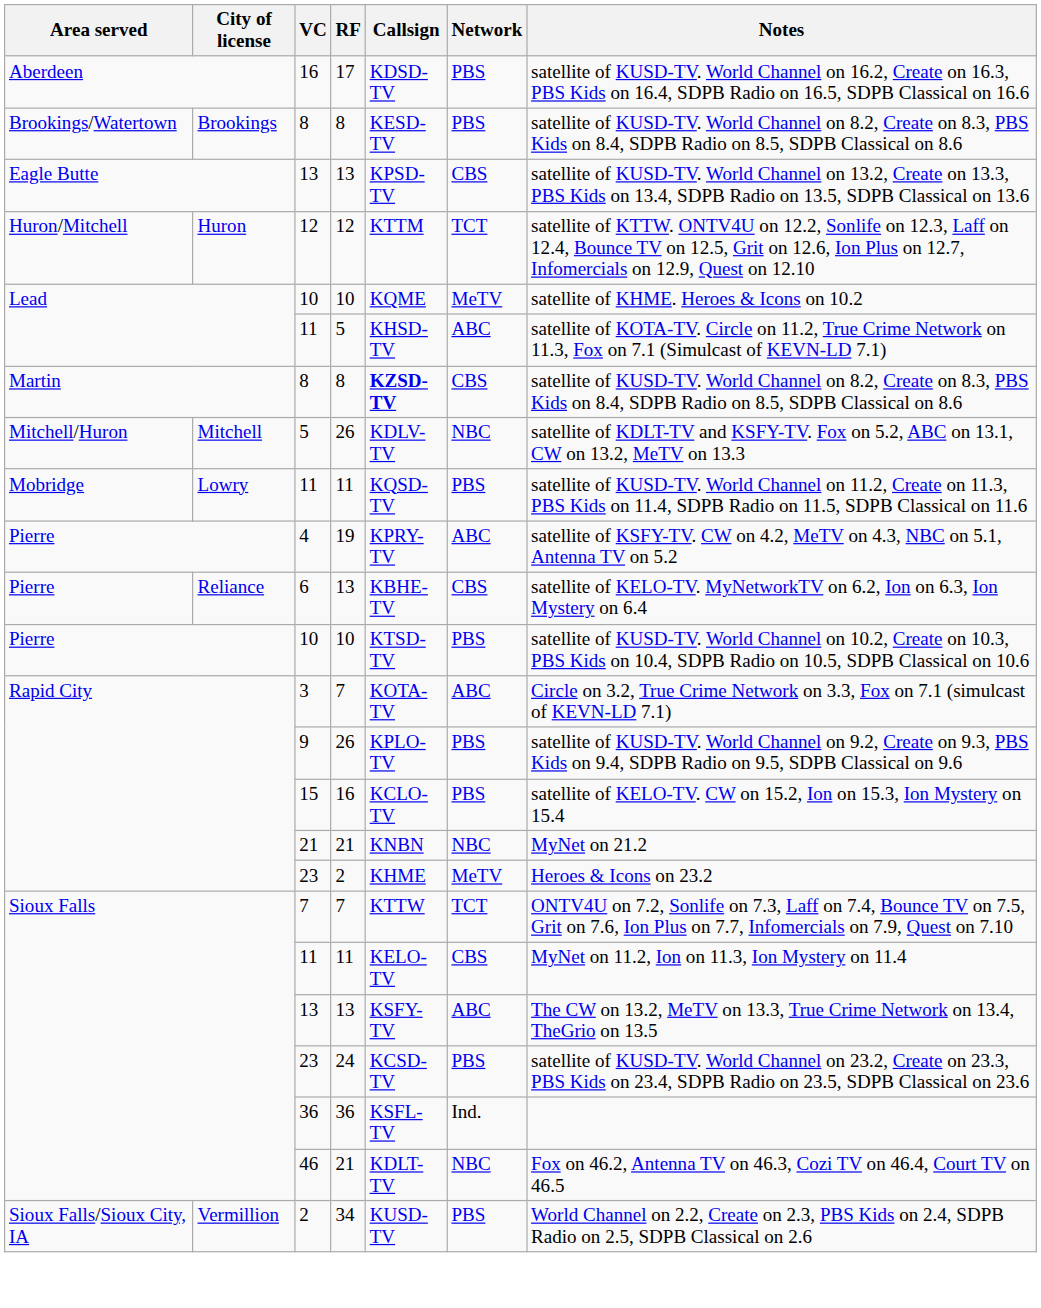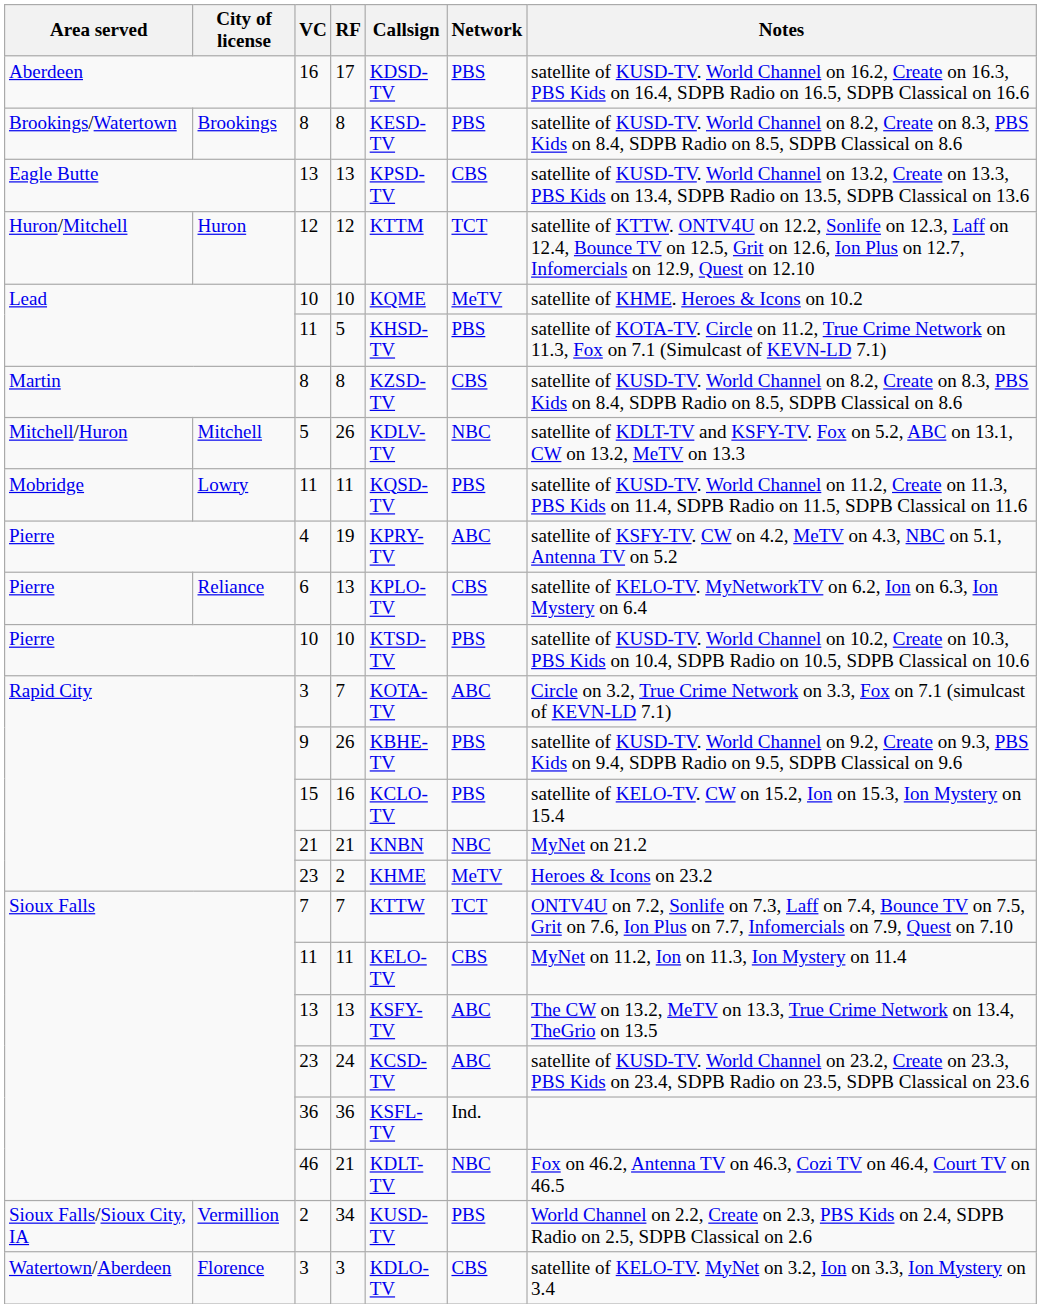(471, 329) ABC -> (468, 329) PBS
(399, 391) bold -> (398, 391) normal
(399, 598) KBHE-TV -> (398, 598) KPLO-TV
(398, 752) KPLO-TV -> (399, 752) KBHE-TV
(468, 1060) PBS -> (471, 1060) ABC
+ row: (231, 1267)
